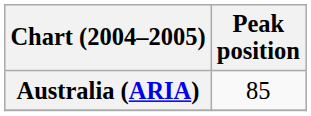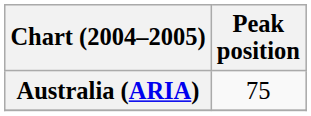(258, 90) 85 -> (258, 90) 75
